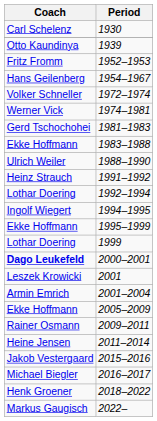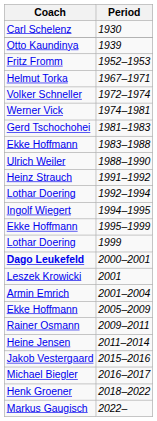- row: (124, 78)
+ row: (124, 78)
